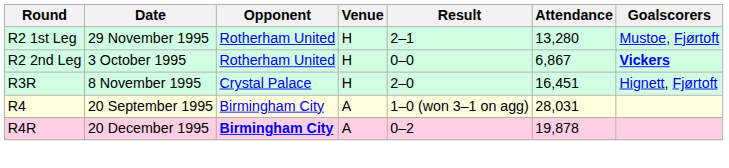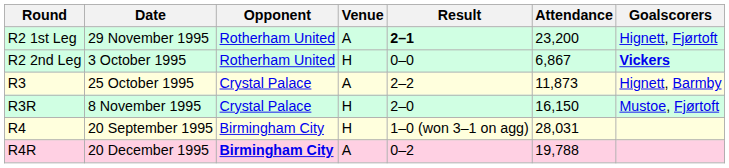(347, 38) H -> (346, 38) A
(402, 38) normal -> (402, 38) bold
(557, 38) 13,280 -> (557, 38) 23,200
(669, 38) Mustoe, Fjørtoft -> (669, 38) Hignett, Fjørtoft
+ row: (17, 83)
(557, 83) 16,451 -> (557, 106) 16,150
(669, 83) Hignett, Fjørtoft -> (669, 106) Mustoe, Fjørtoft
(346, 106) A -> (347, 128) H
(557, 128) 19,878 -> (557, 151) 19,788
